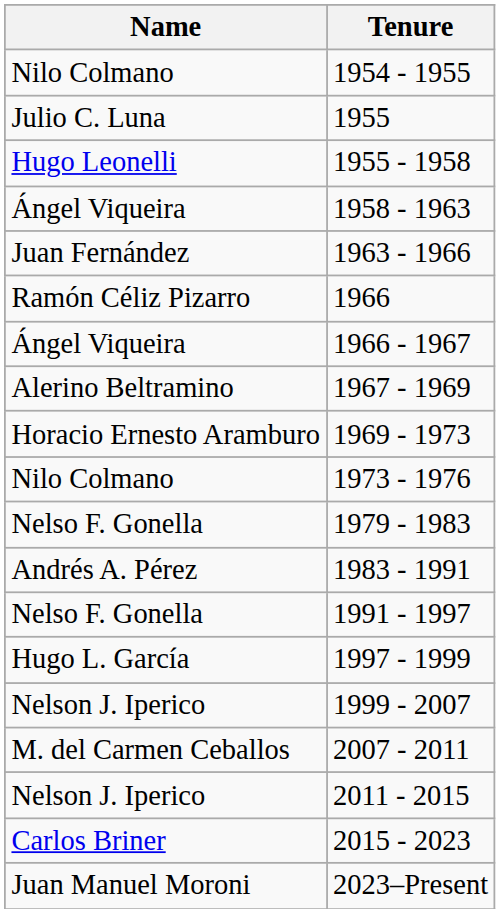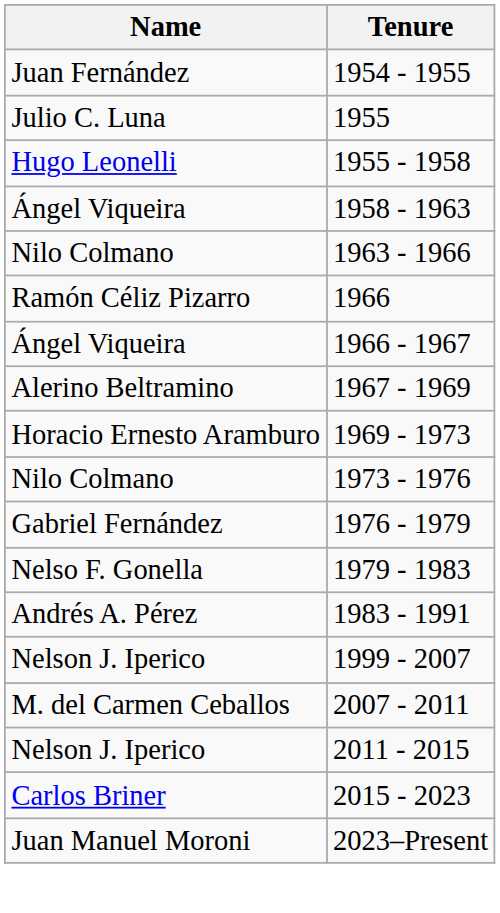(93, 72) Nilo Colmano -> (100, 72) Juan Fernández
(100, 252) Juan Fernández -> (93, 252) Nilo Colmano
+ row: (402, 523)
- row: (402, 614)
- row: (402, 659)
